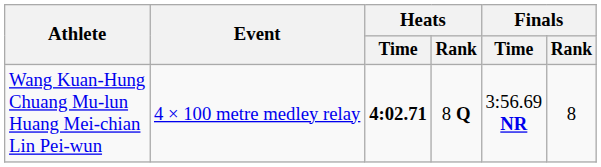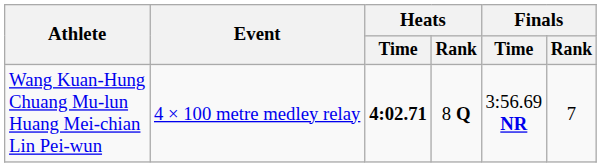(571, 113) 8 -> (571, 113) 7
